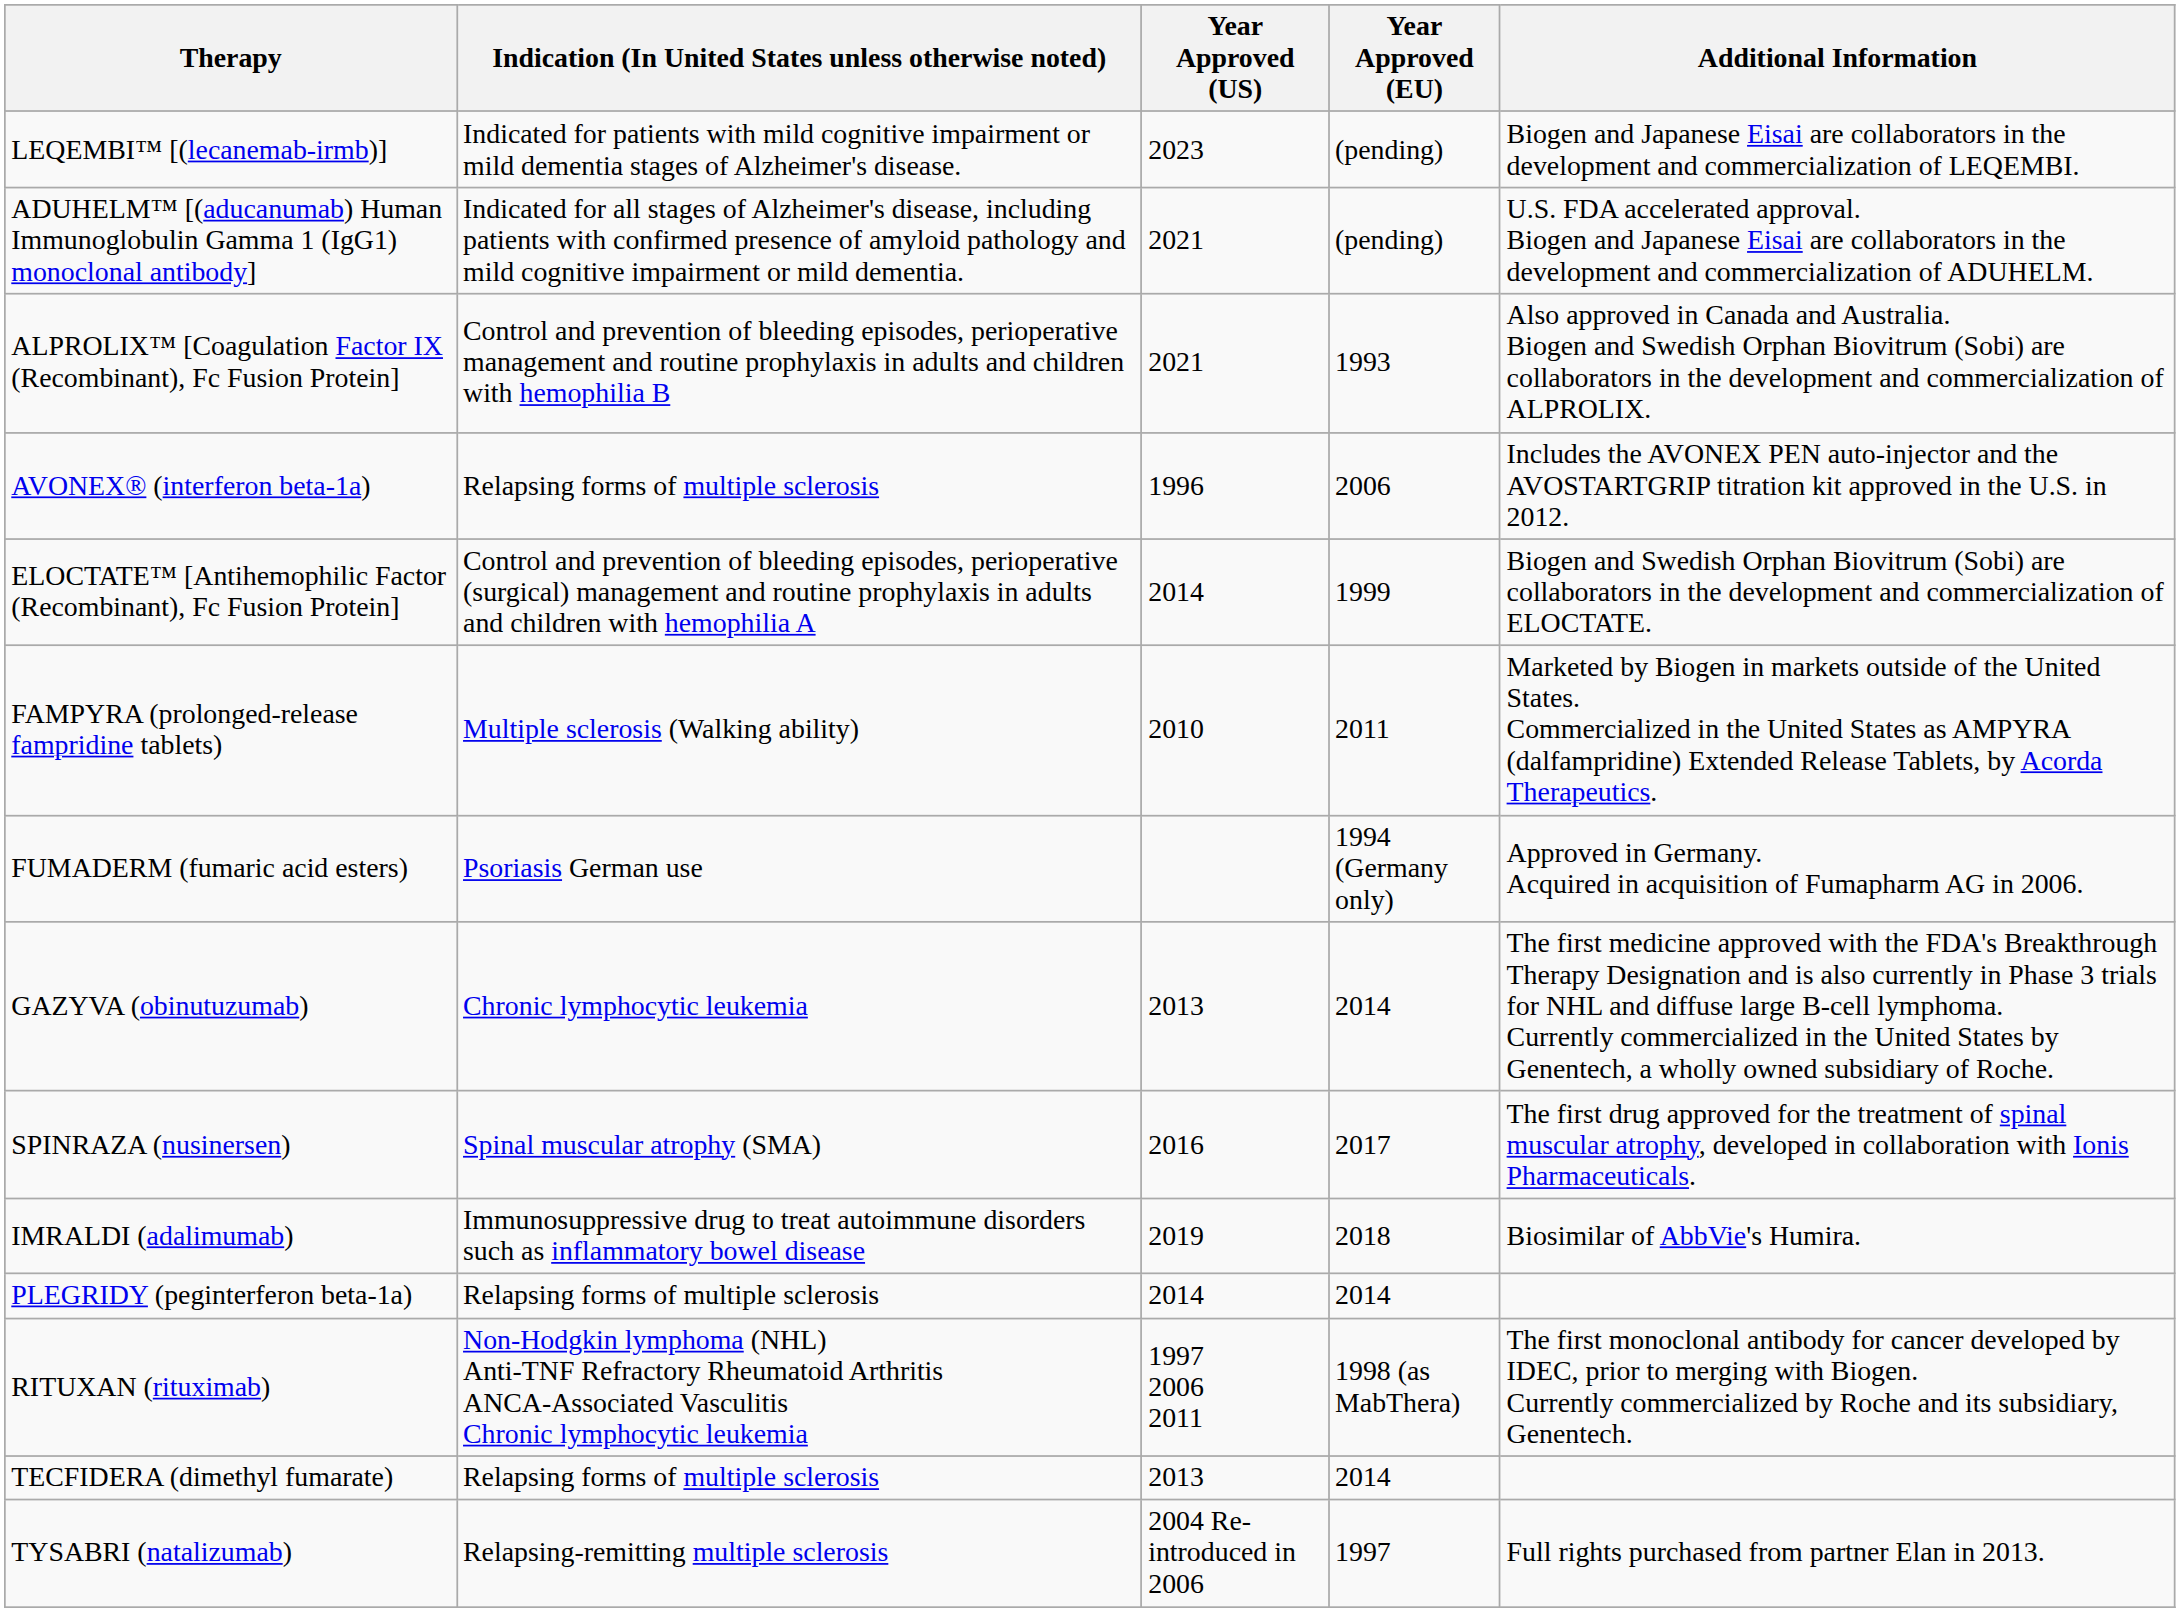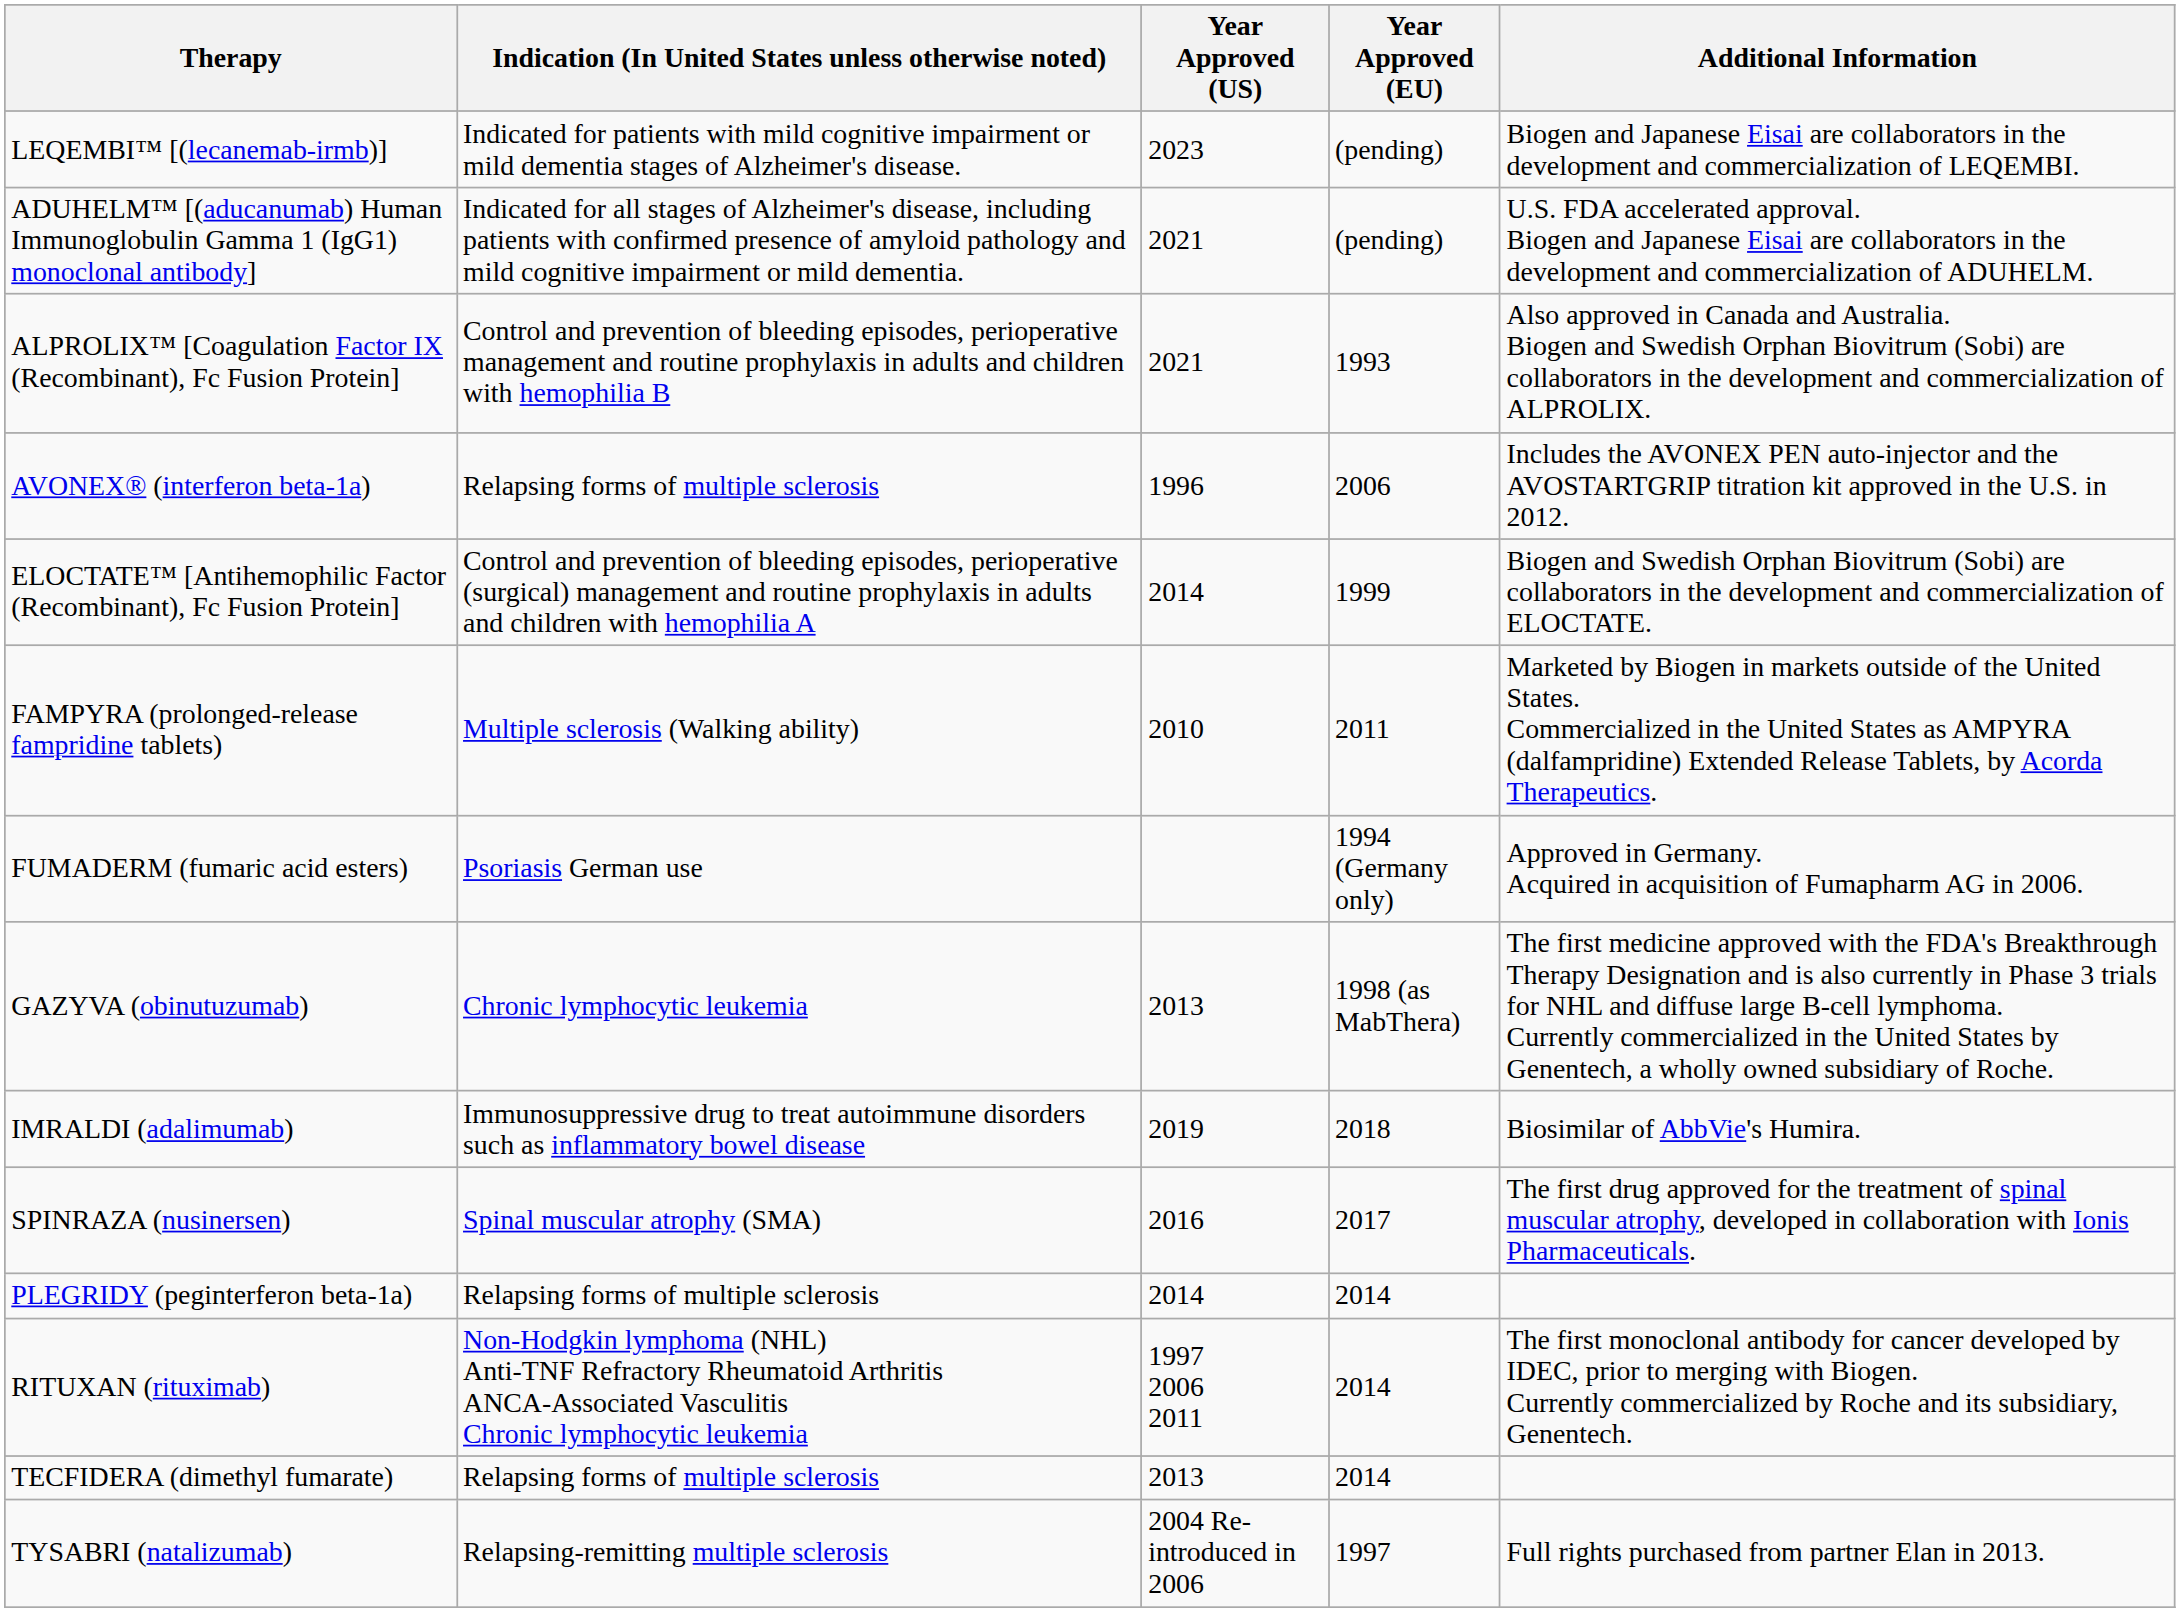(1363, 1006) 2014 -> (1398, 1006) 1998 (as MabThera)
rows swapped: (152, 1235) <-> (151, 1144)
(1398, 1386) 1998 (as MabThera) -> (1363, 1386) 2014
